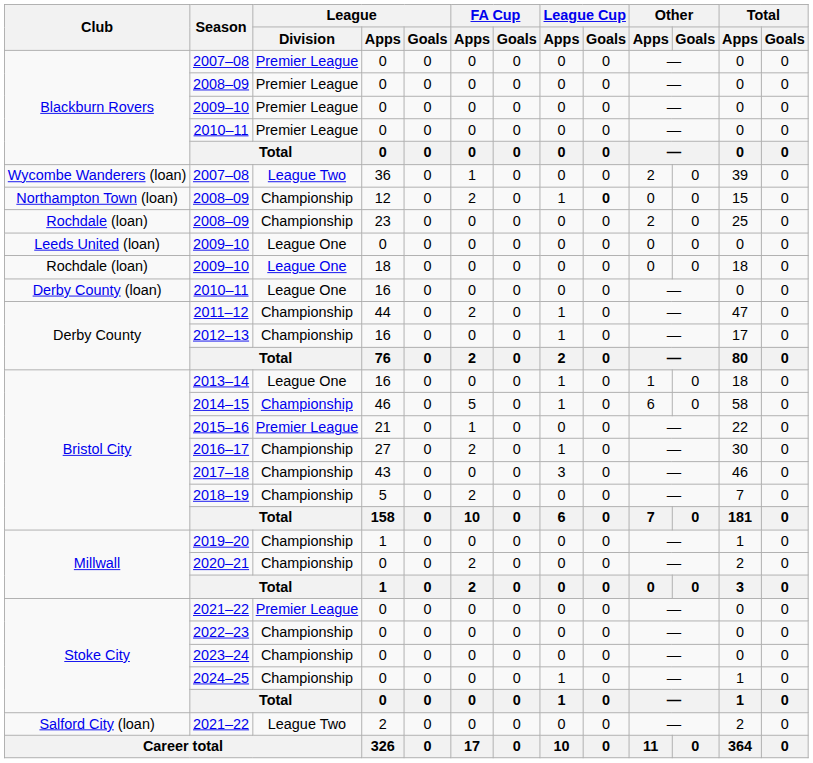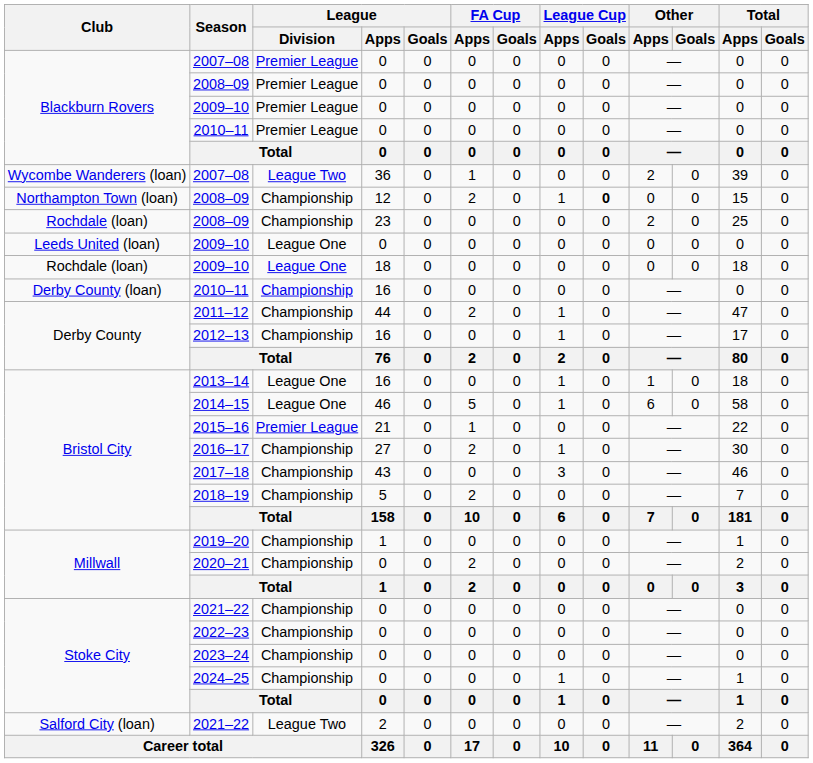(307, 289) League One -> (307, 289) Championship
(307, 404) Championship -> (307, 404) League One
(307, 609) Premier League -> (307, 609) Championship
